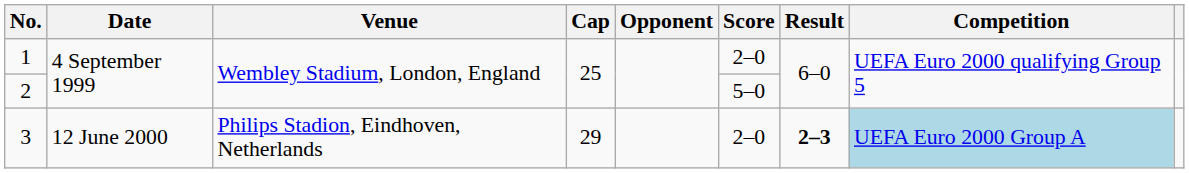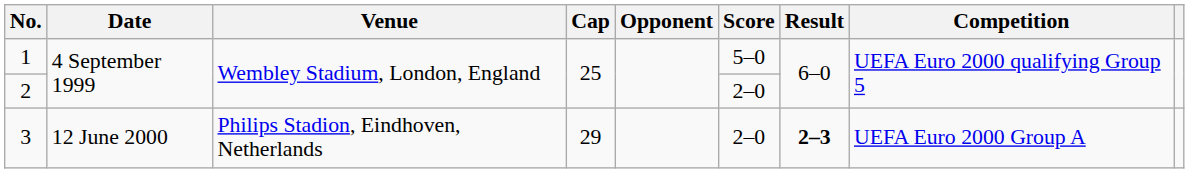(749, 56) 2–0 -> (749, 56) 5–0
(749, 90) 5–0 -> (749, 90) 2–0
(970, 137) lightblue background -> (970, 137) no background
